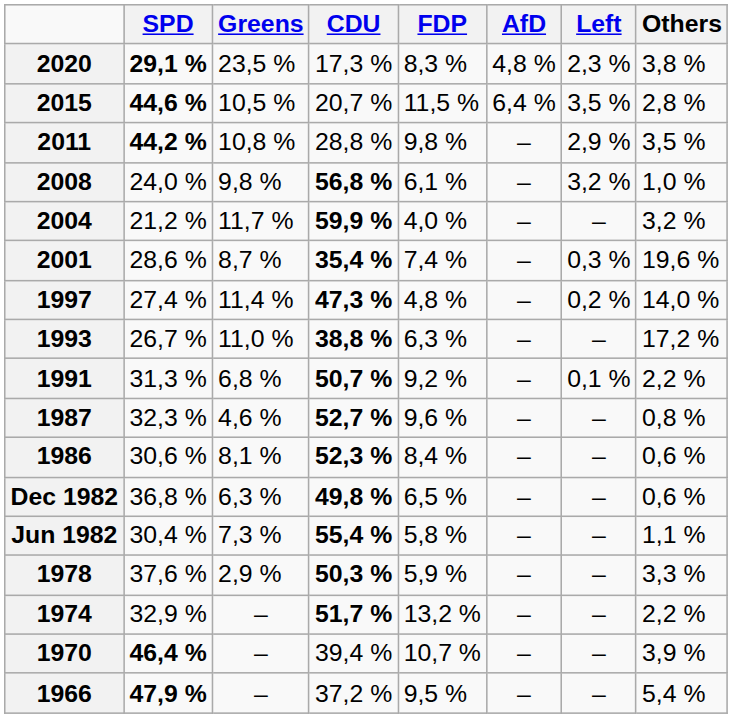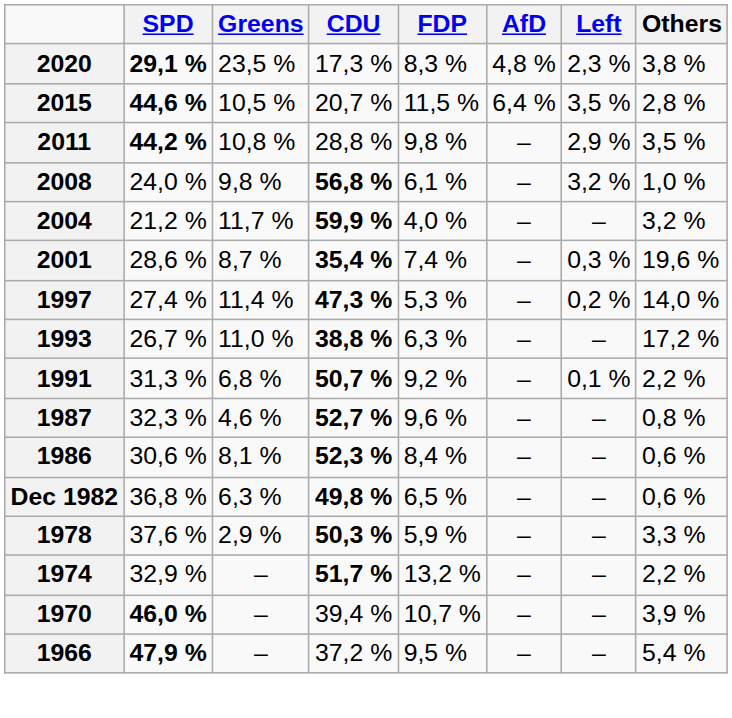(435, 299) 4,8 % -> (435, 299) 5,3 %
- row: (64, 535)
(168, 653) 46,4 % -> (168, 614) 46,0 %
